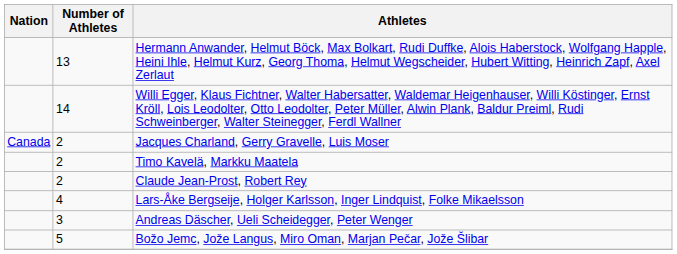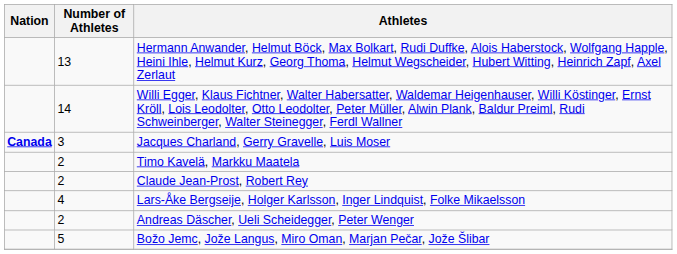(29, 142) normal -> (29, 142) bold
(59, 142) 2 -> (61, 142) 3
(59, 220) 3 -> (61, 220) 2
